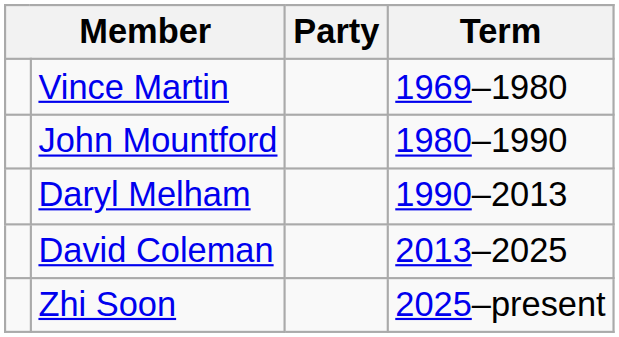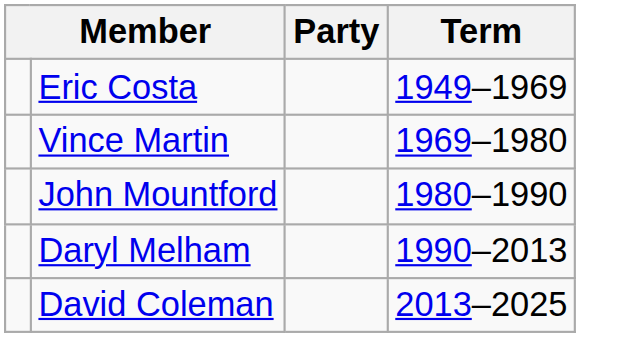+ row: (118, 86)
- row: (107, 304)
